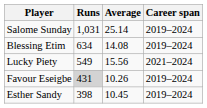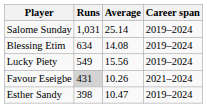(169, 62) 2021–2024 -> (169, 62) 2019–2024
(169, 78) 2019–2024 -> (169, 78) 2021–2024
(116, 95) 10.45 -> (116, 95) 10.47
